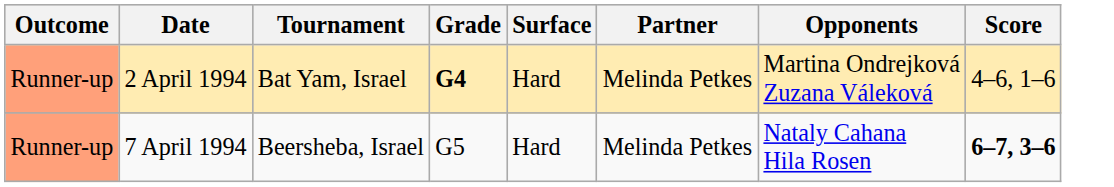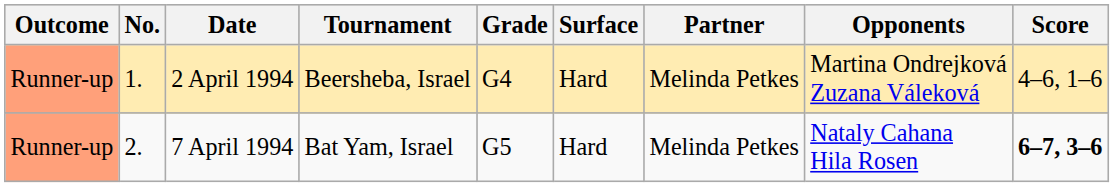+ column: (142, 24)
(332, 78) Bat Yam, Israel -> (388, 78) Beersheba, Israel
(451, 78) bold -> (497, 78) normal
(341, 147) Beersheba, Israel -> (379, 147) Bat Yam, Israel
